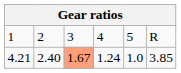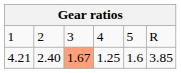(108, 57) 1.24 -> (108, 57) 1.25
(135, 57) 1.0 -> (135, 57) 1.6
